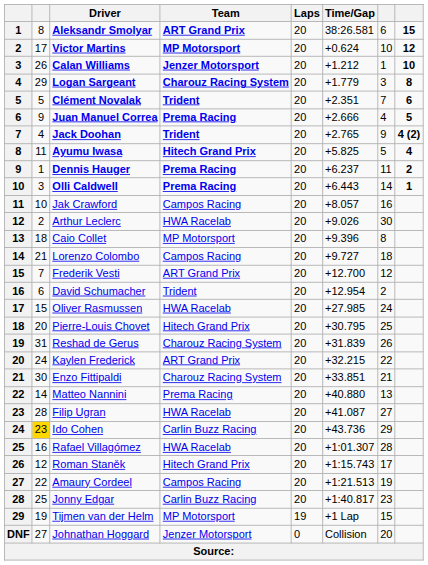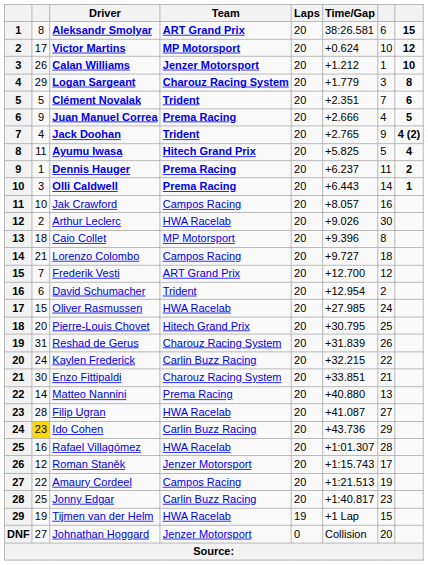(201, 360) ART Grand Prix -> (210, 360) Carlin Buzz Racing
(206, 464) Hitech Grand Prix -> (207, 464) Jenzer Motorsport
(199, 516) MP Motorsport -> (197, 516) HWA Racelab
